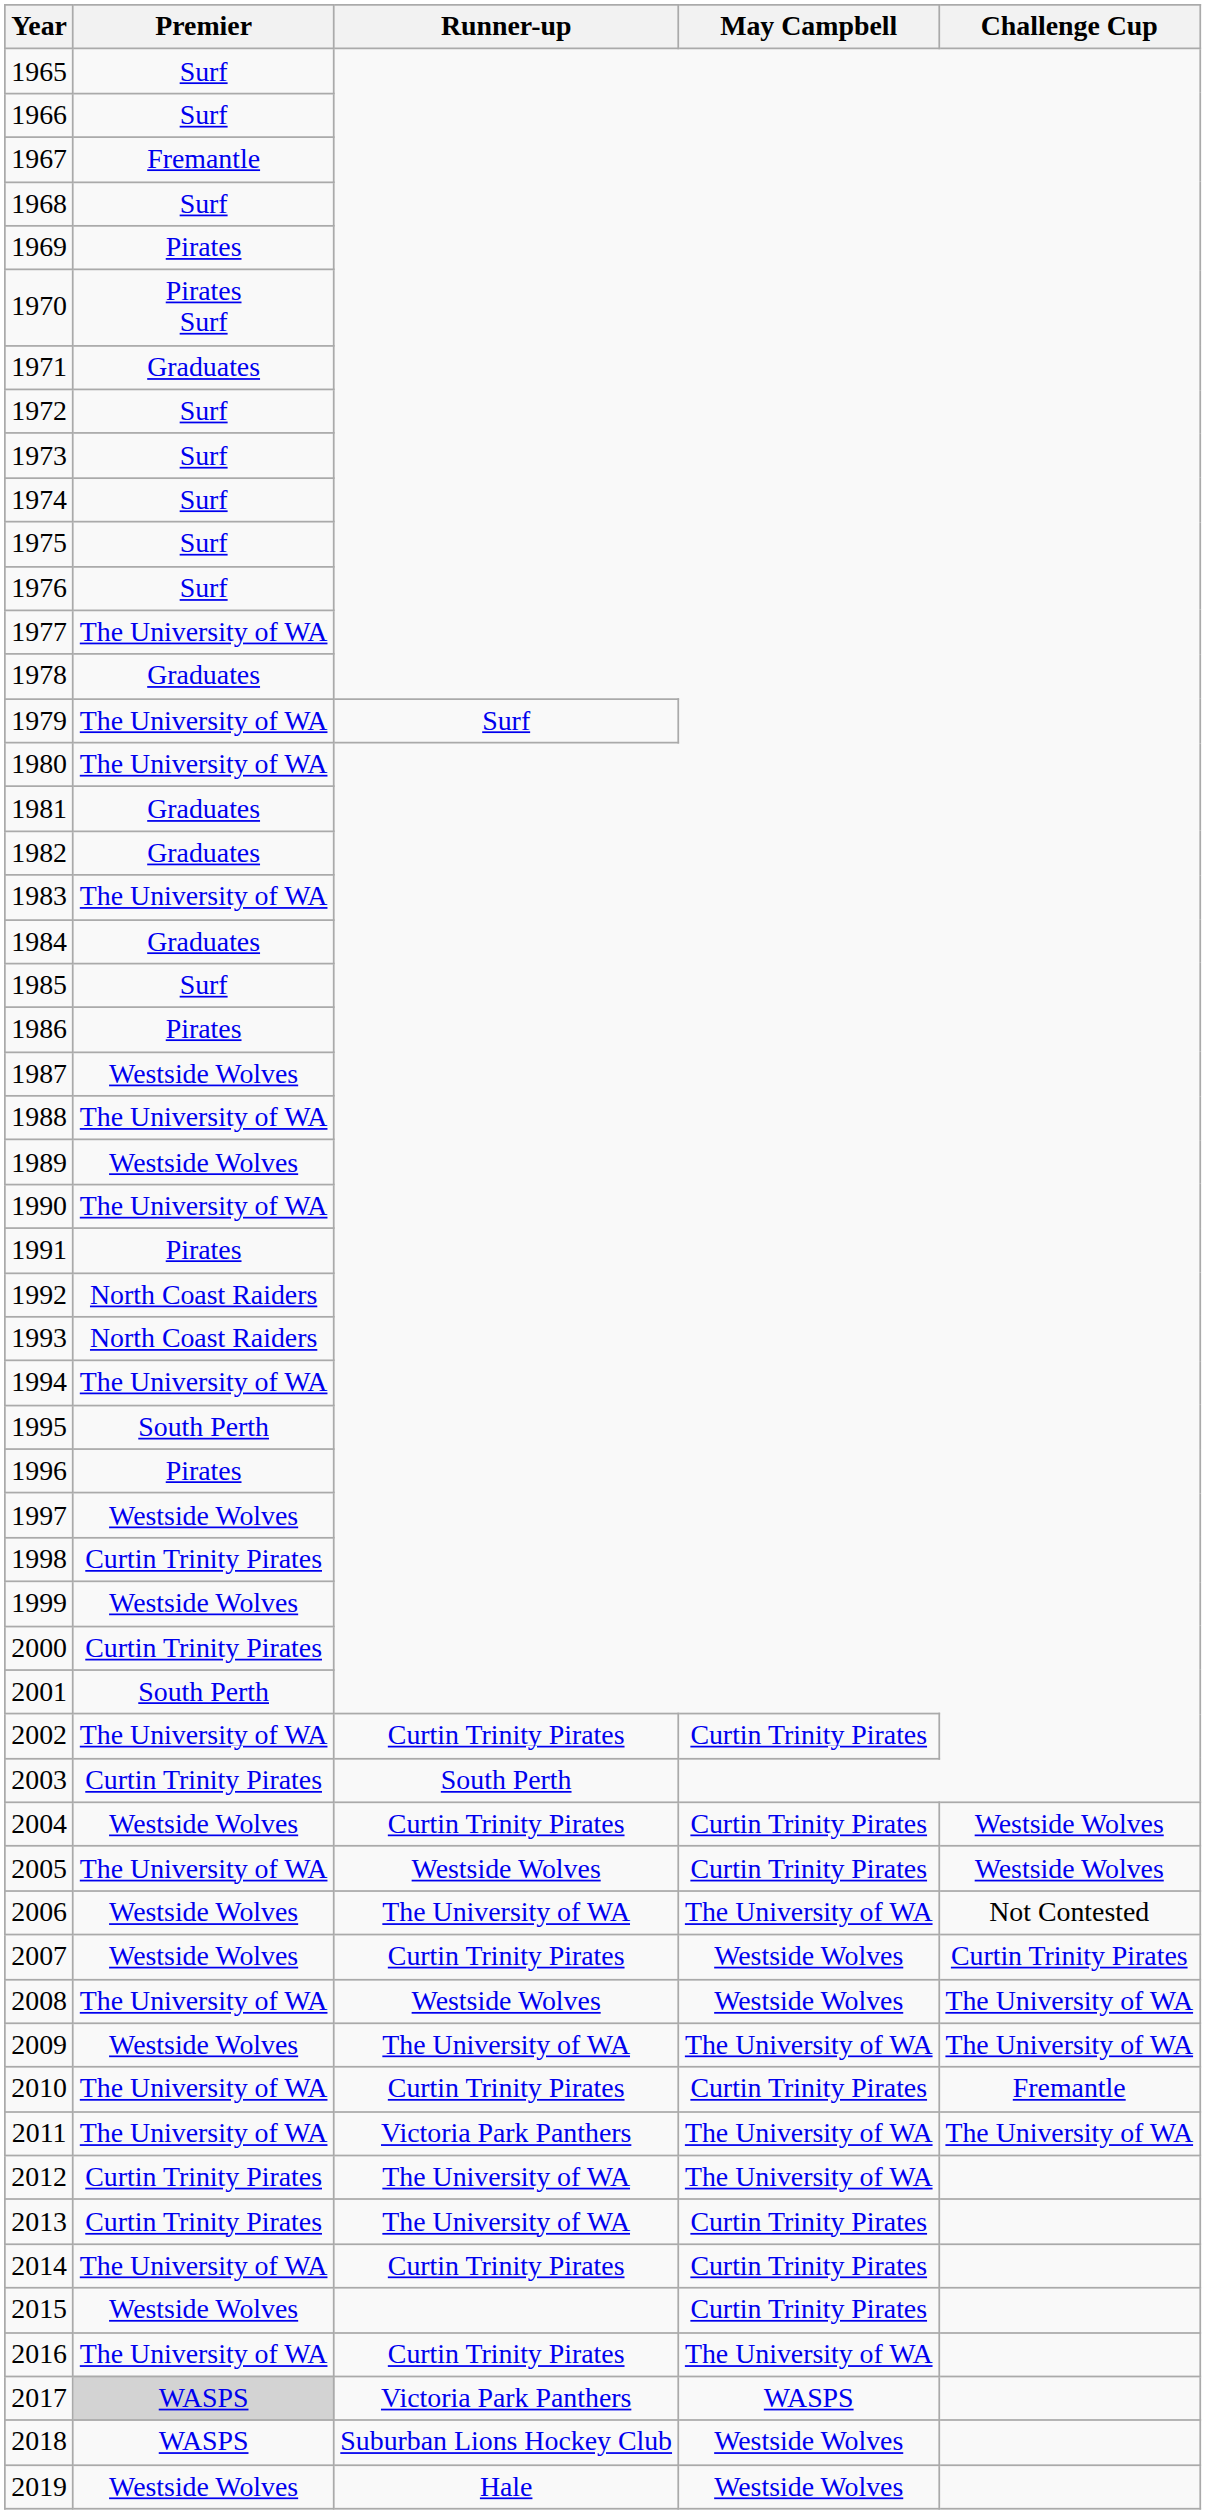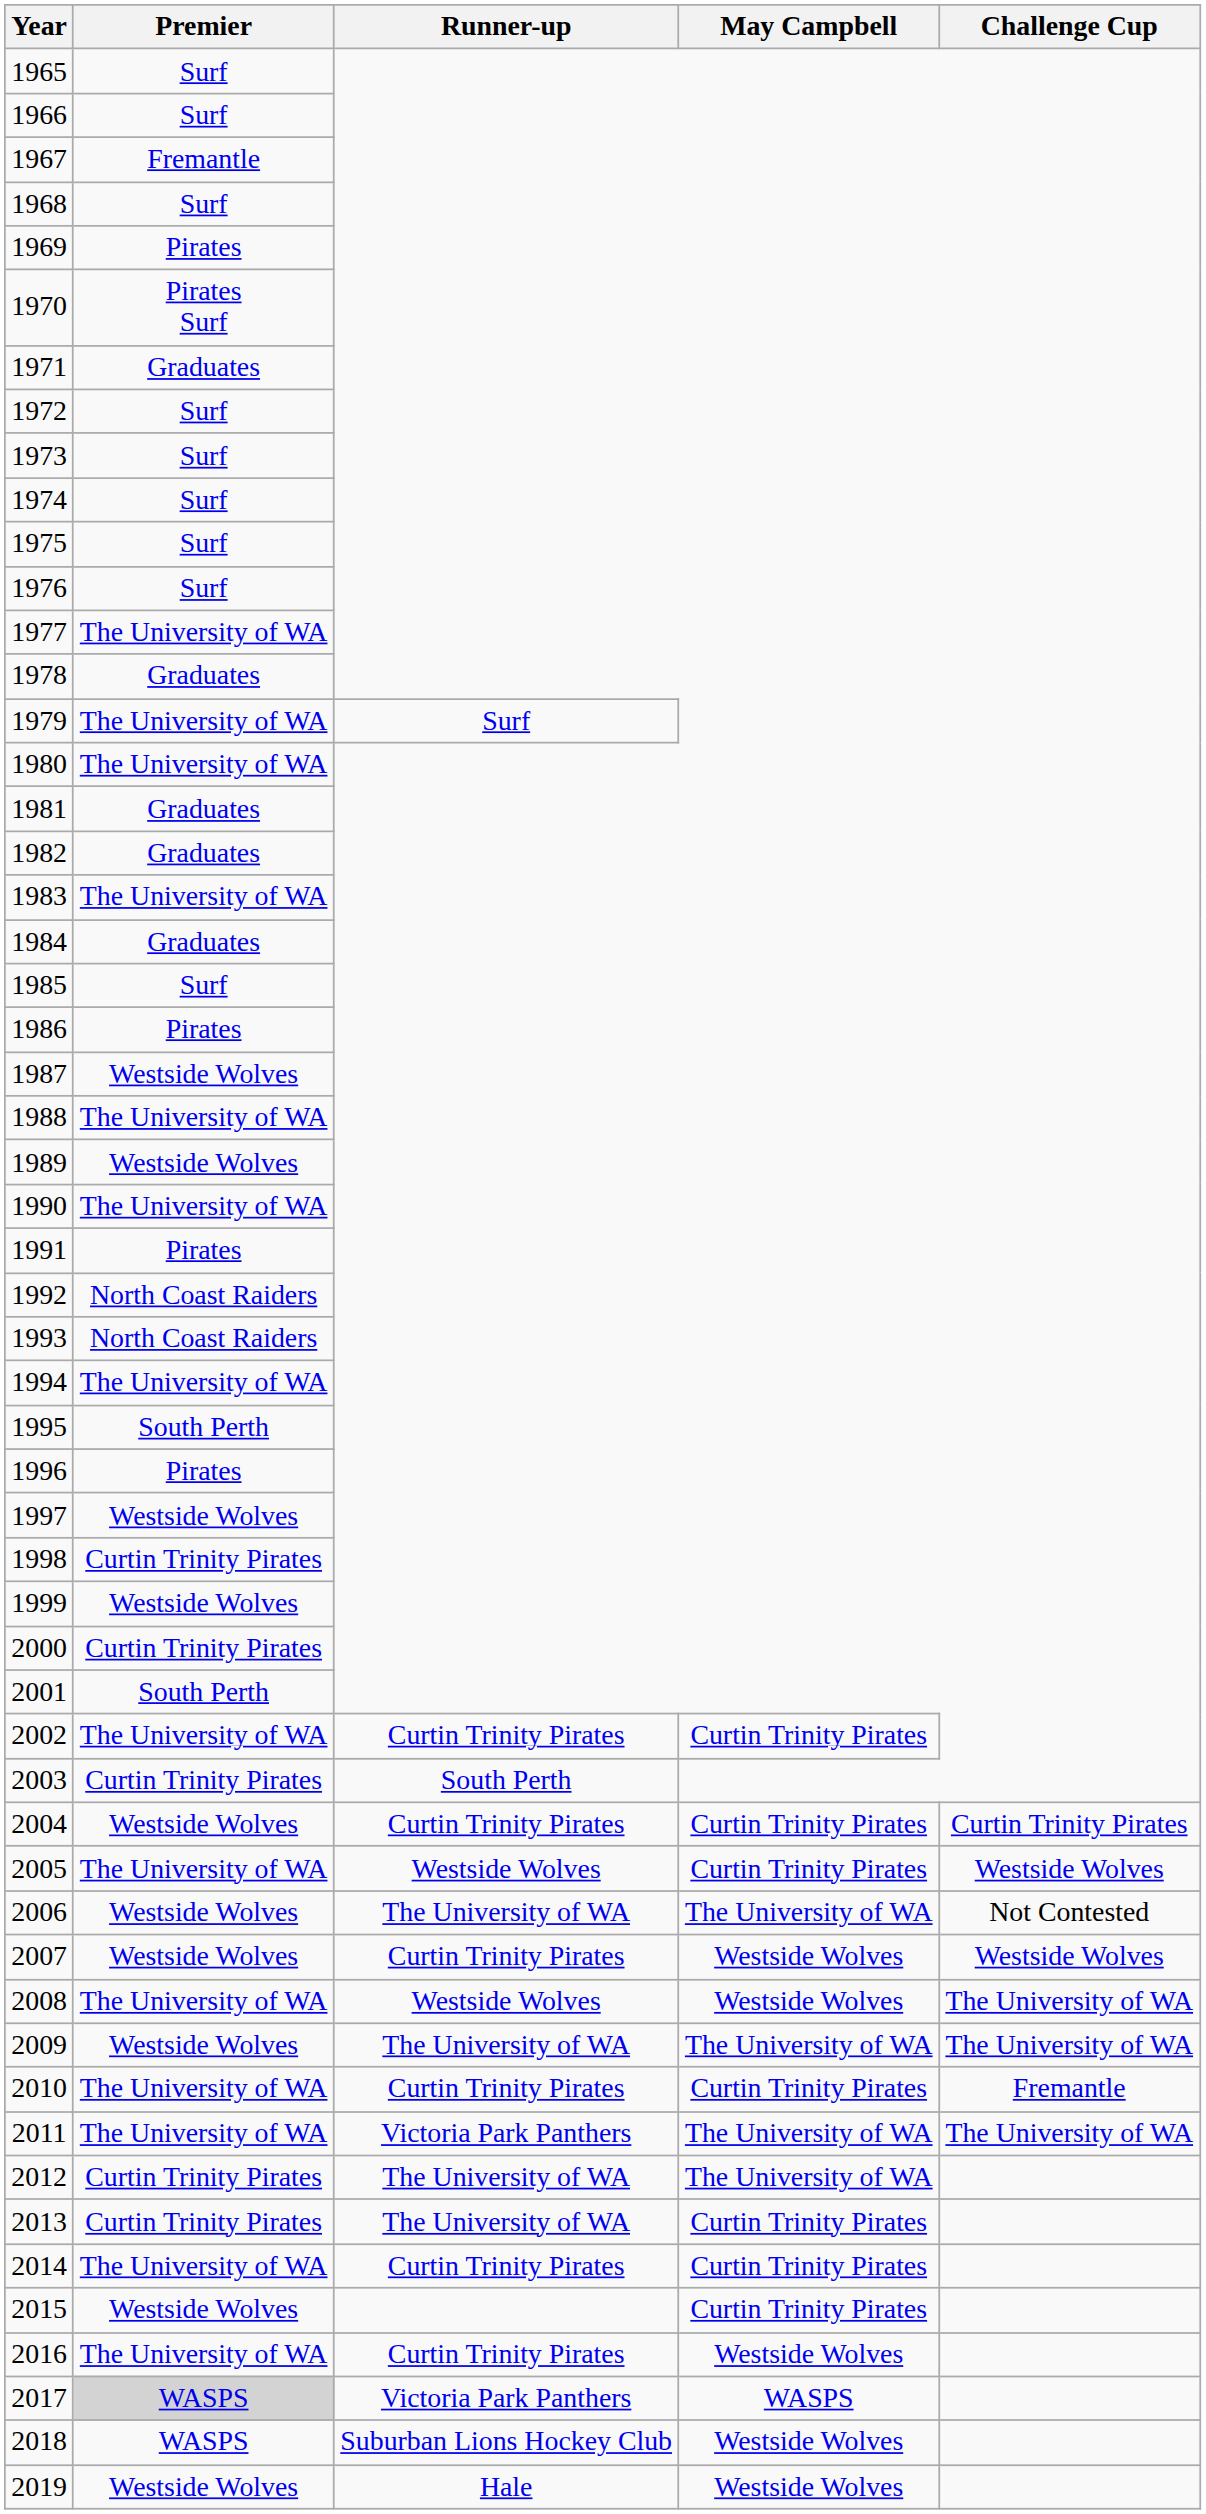(1069, 1823) Westside Wolves -> (1069, 1823) Curtin Trinity Pirates
(1069, 1956) Curtin Trinity Pirates -> (1069, 1956) Westside Wolves
(809, 2353) The University of WA -> (809, 2353) Westside Wolves
